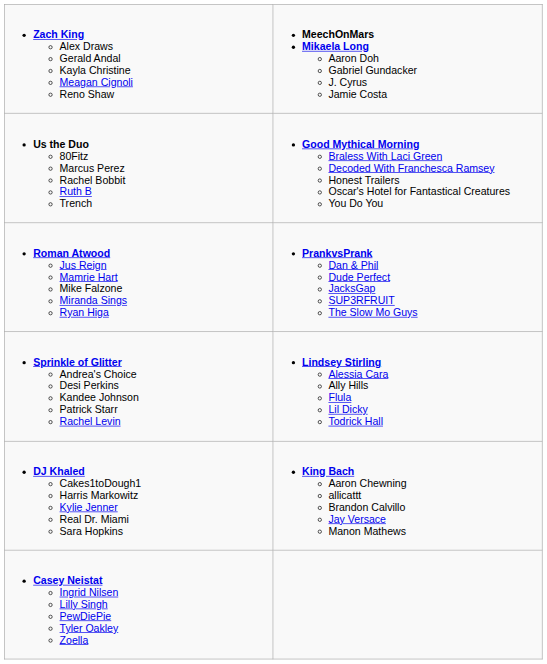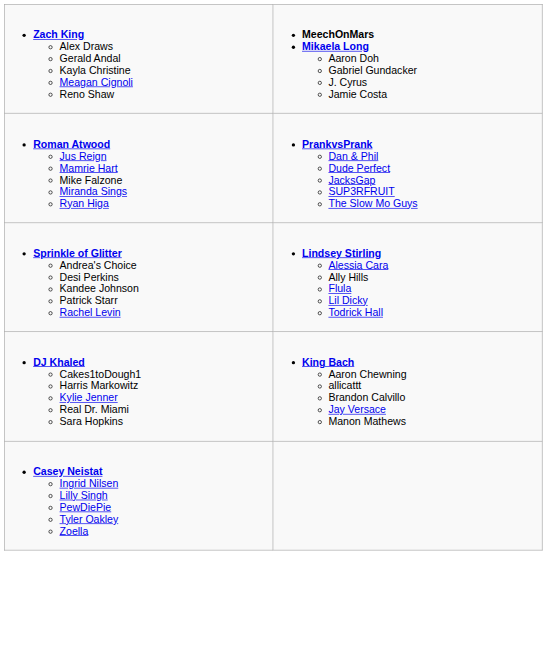- row: (139, 174)
